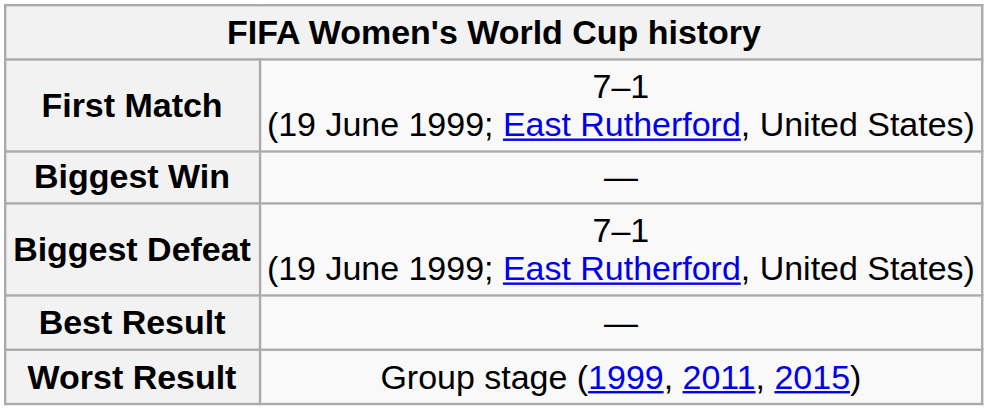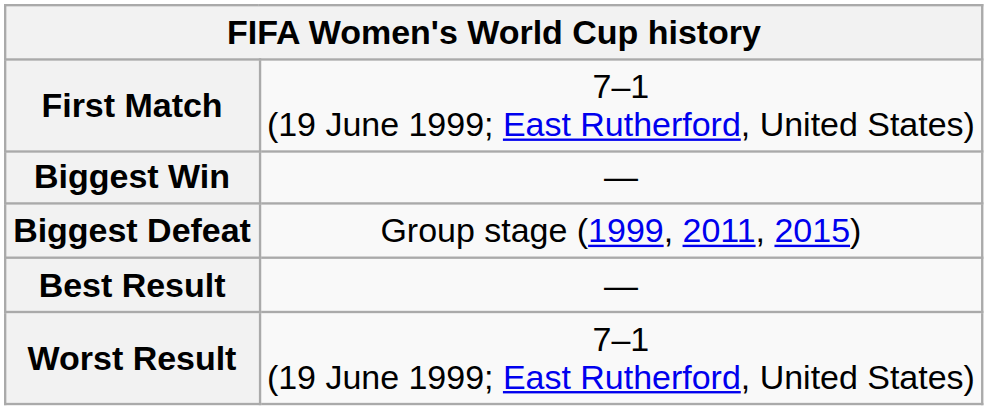(621, 250) 7–1 (19 June 1999; East Rutherford, United States) -> (621, 231) Group stage (1999, 2011, 2015)
(621, 376) Group stage (1999, 2011, 2015) -> (621, 358) 7–1 (19 June 1999; East Rutherford, United States)
